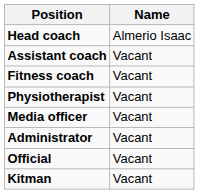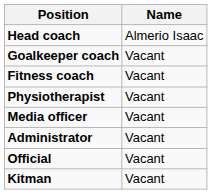- row: (57, 55)
+ row: (63, 55)
